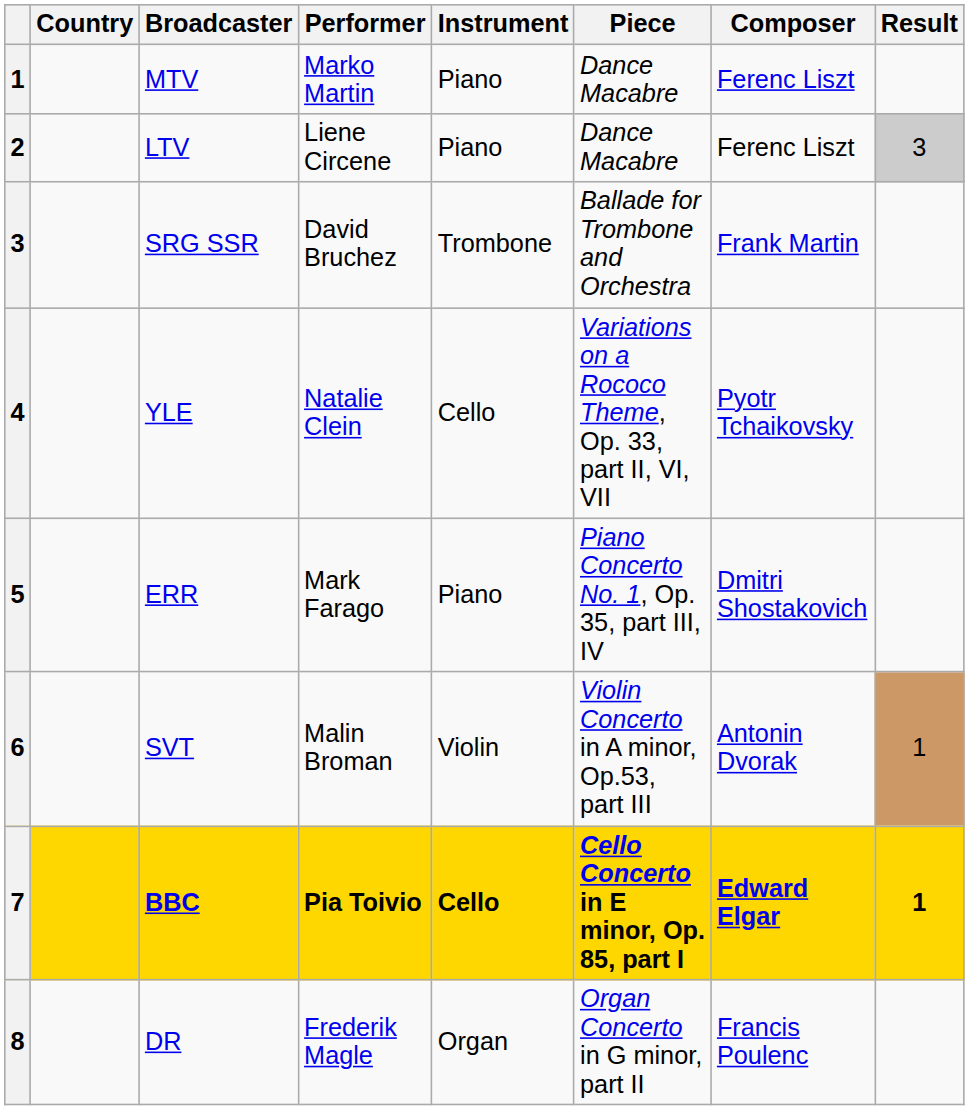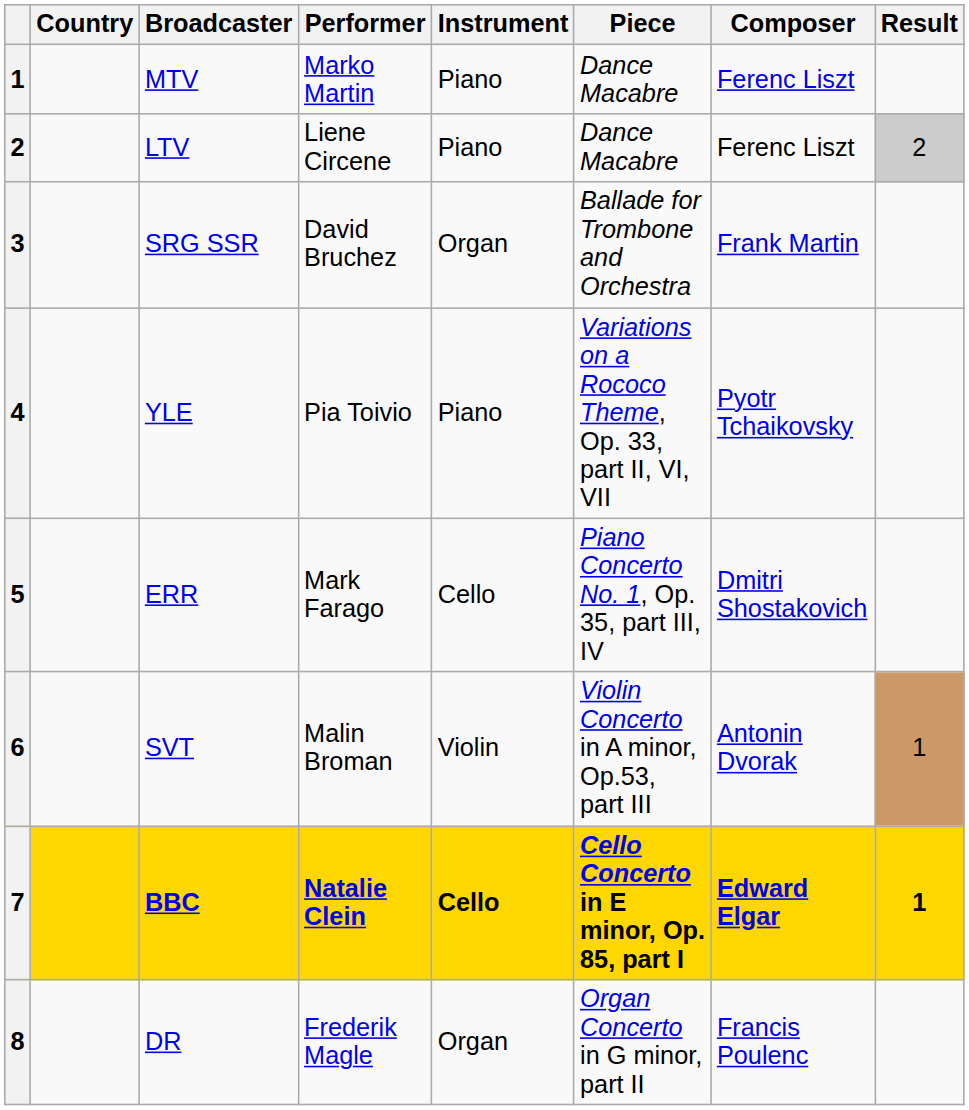(919, 147) 3 -> (919, 147) 2
(495, 244) Trombone -> (473, 244) Organ
(343, 412) Natalie Clein -> (358, 412) Pia Toivio
(467, 412) Cello -> (470, 412) Piano
(470, 594) Piano -> (467, 594) Cello
(363, 902) Pia Toivio -> (346, 902) Natalie Clein
